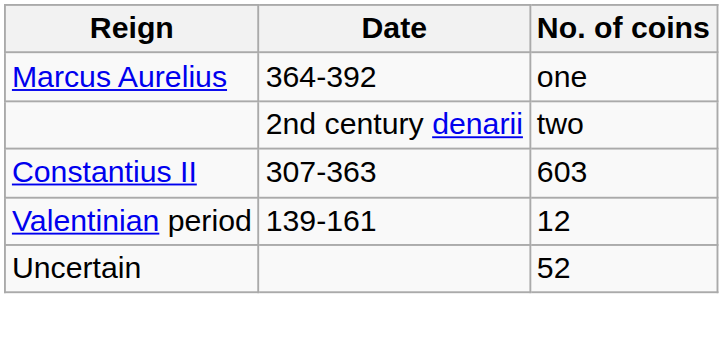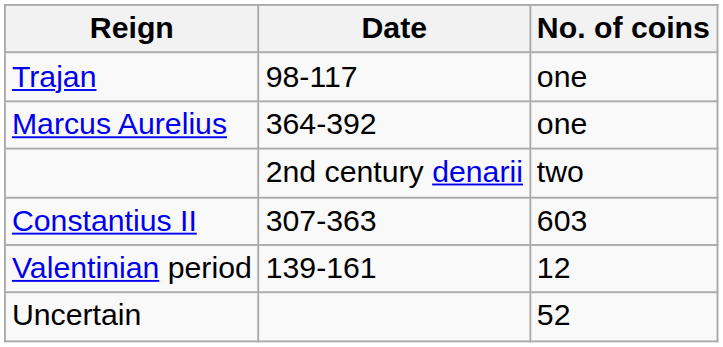+ row: (54, 76)
